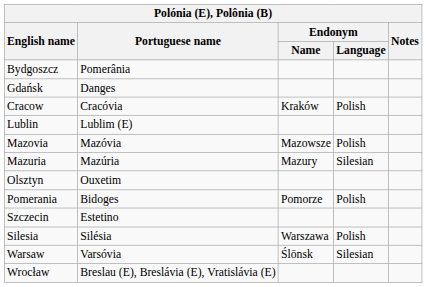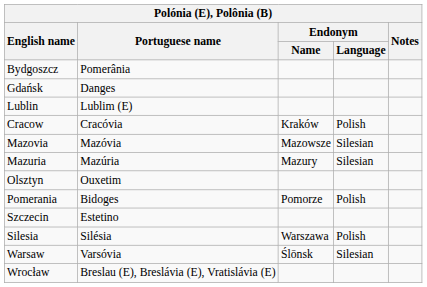rows swapped: (25, 106) <-> (23, 124)
(351, 143) Polish -> (355, 143) Silesian
